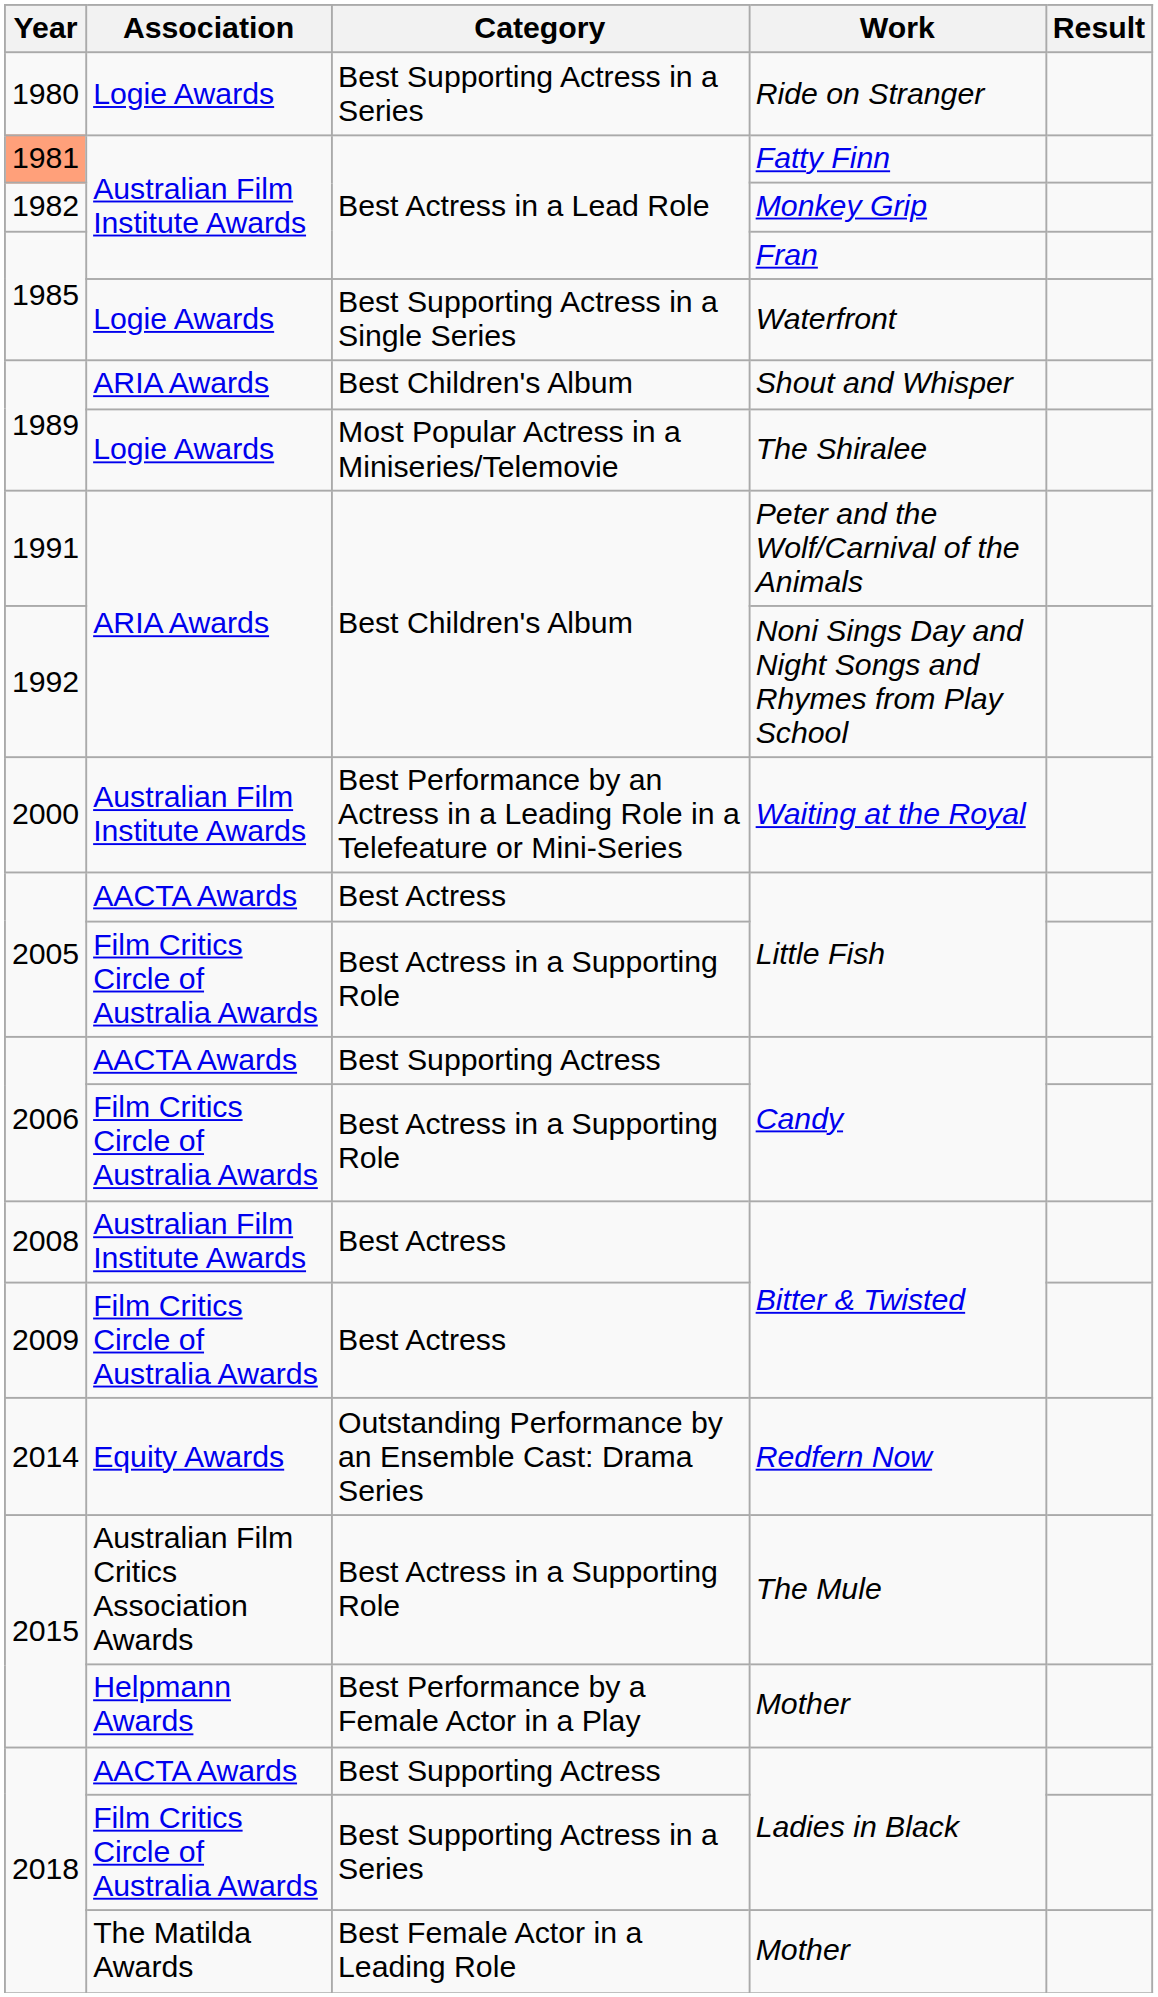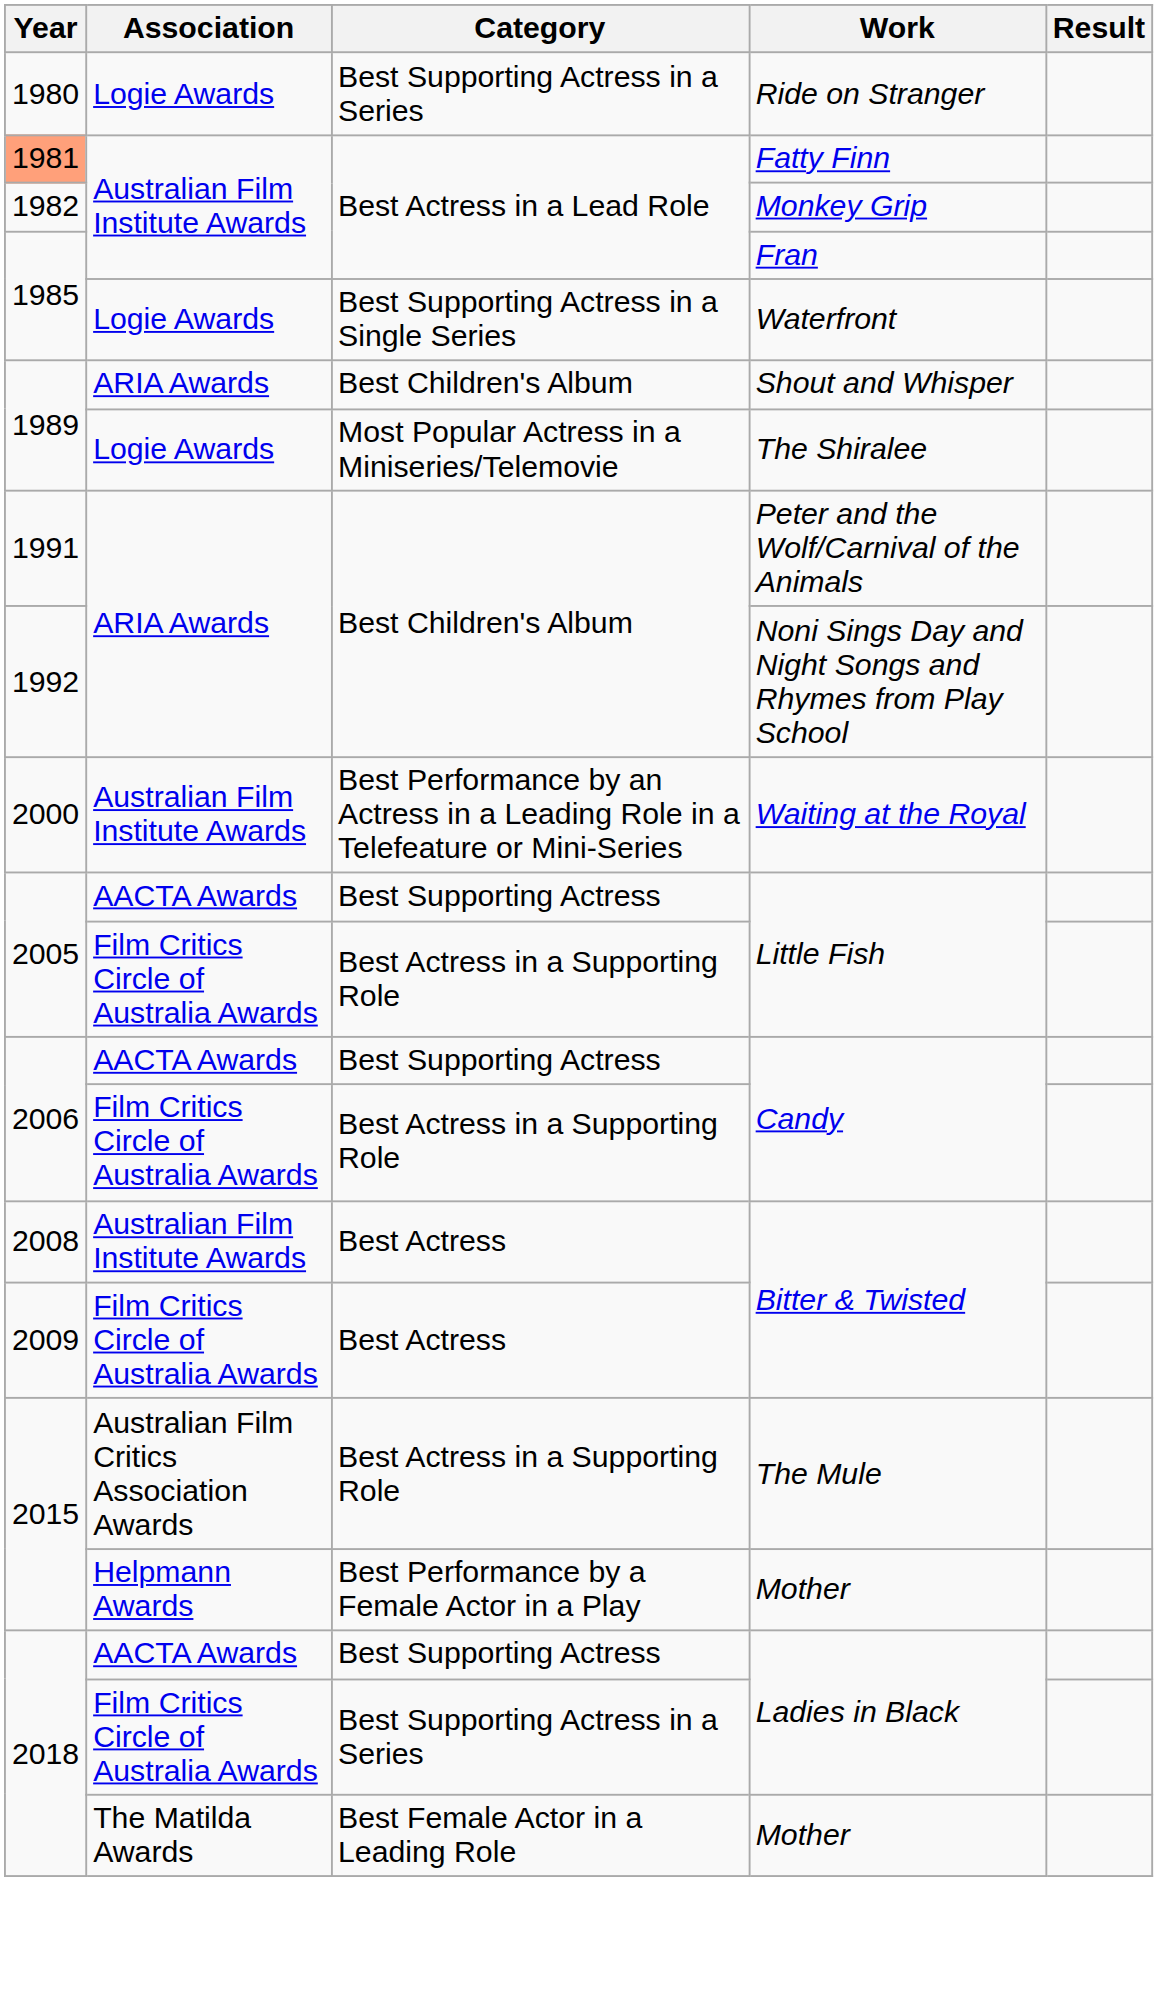(422, 896) Best Actress -> (499, 896) Best Supporting Actress
- row: (189, 1456)
